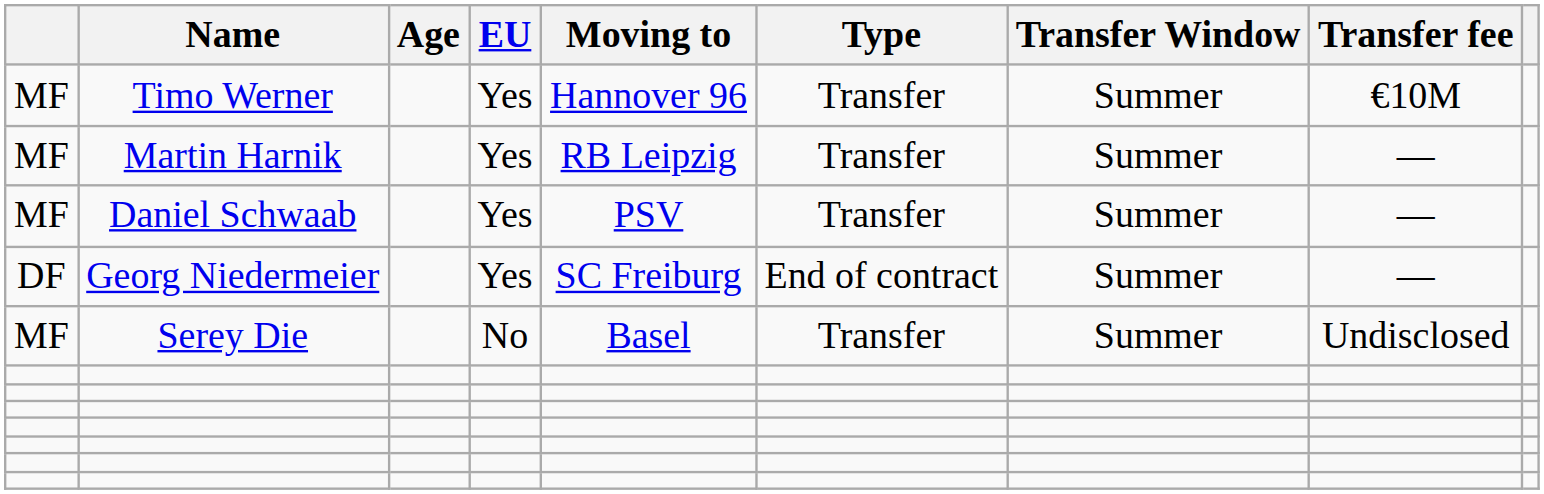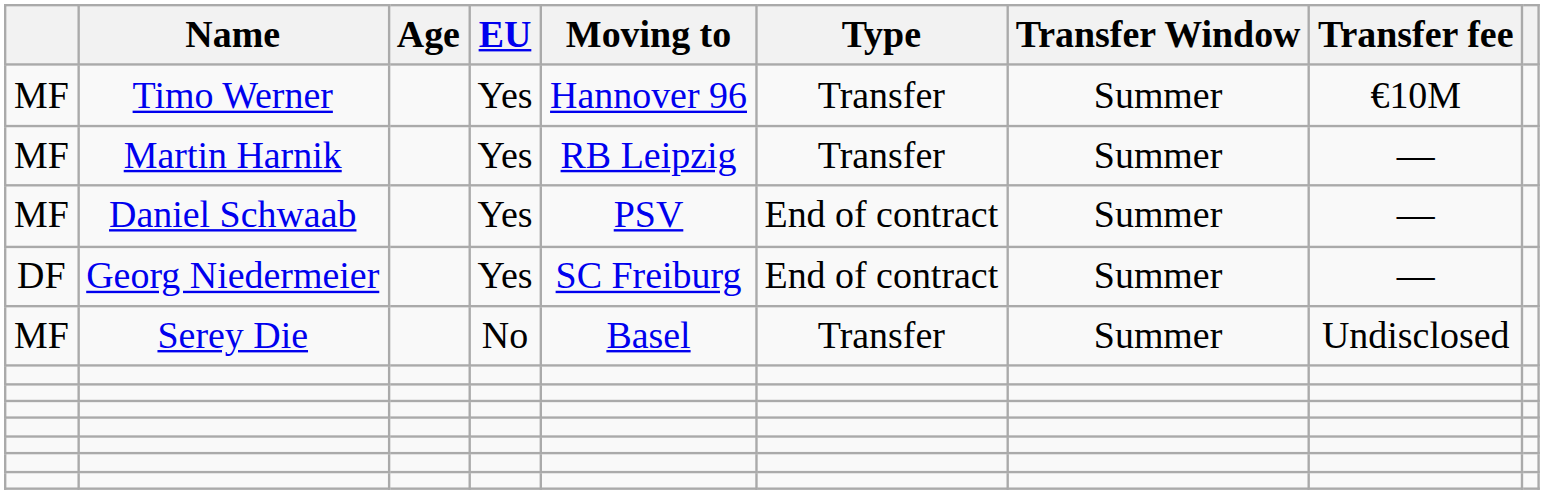(881, 214) Transfer -> (881, 214) End of contract
